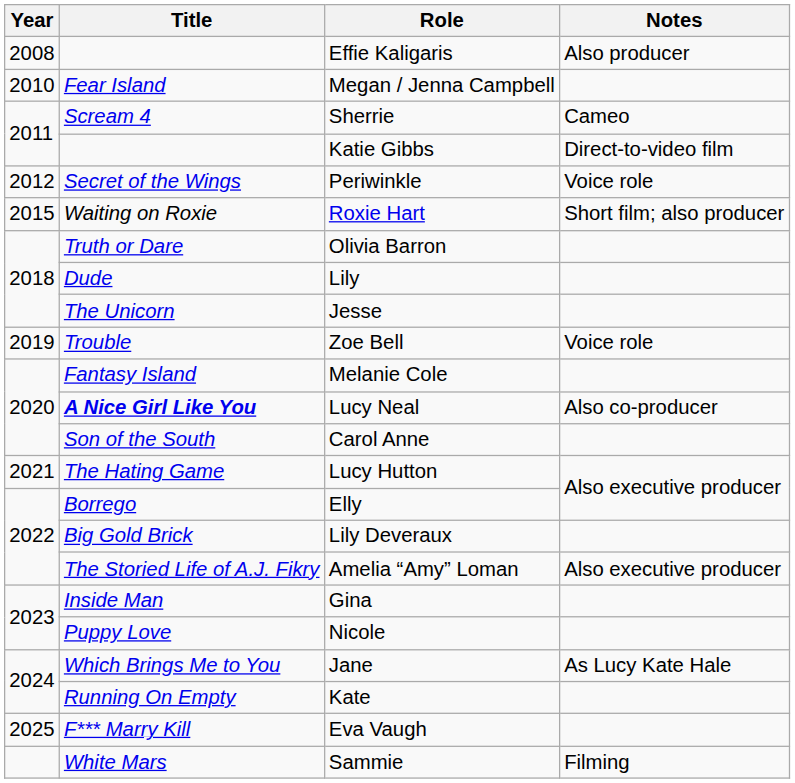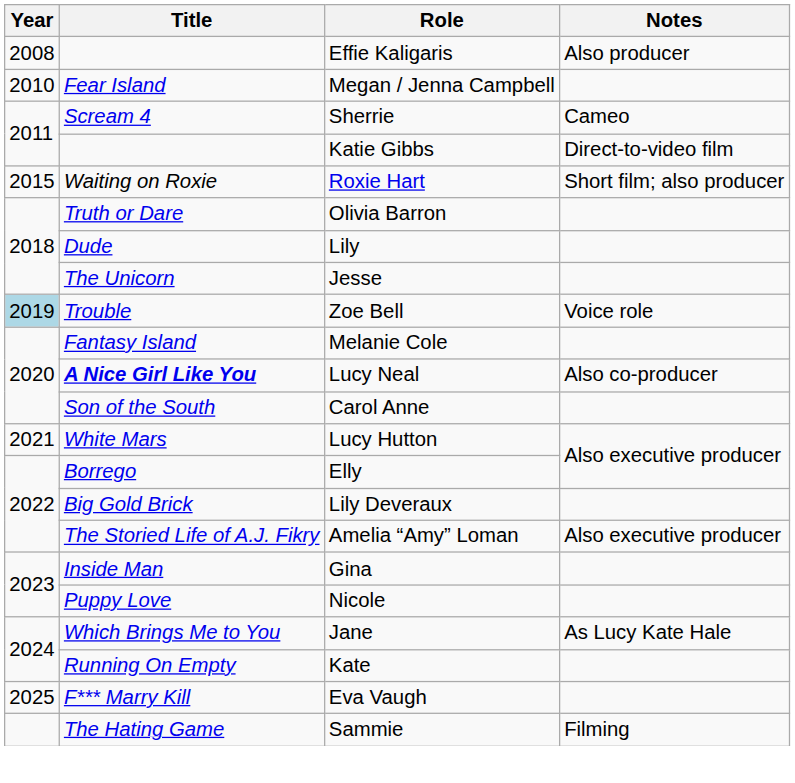- row: (375, 181)
(32, 342) no background -> (32, 310) lightblue background
(144, 471) The Hating Game -> (115, 439) White Mars
(115, 761) White Mars -> (144, 729) The Hating Game
